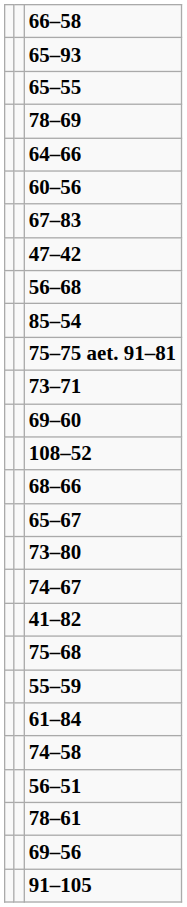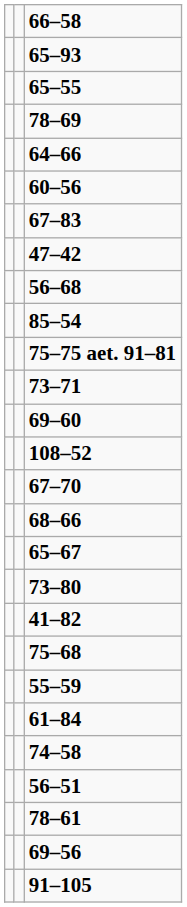+ row: (55, 486)
- row: (55, 586)
